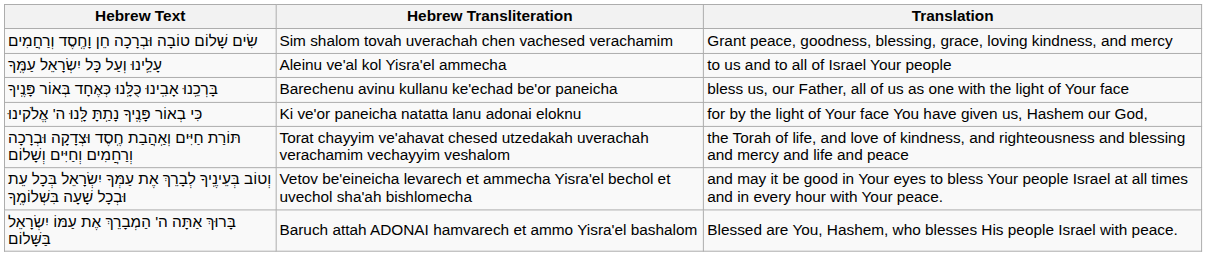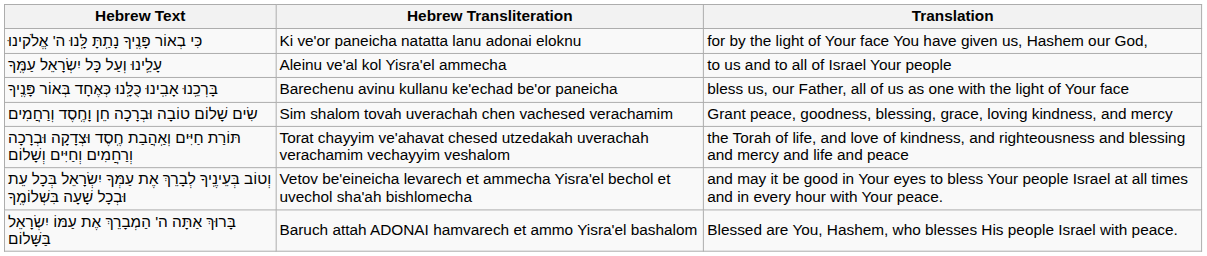rows swapped: (133, 41) <-> (105, 114)
